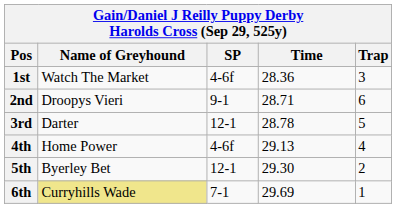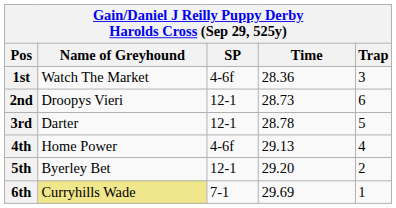(220, 100) 9-1 -> (223, 100) 12-1
(278, 100) 28.71 -> (278, 100) 28.73
(278, 169) 29.30 -> (278, 169) 29.20
